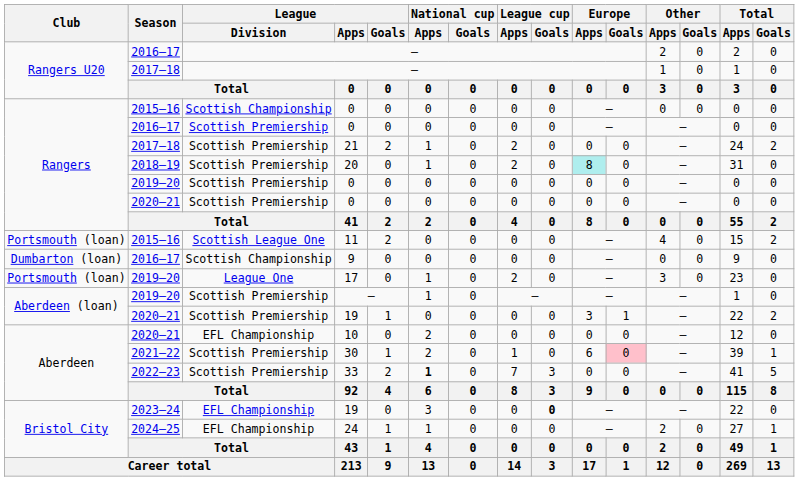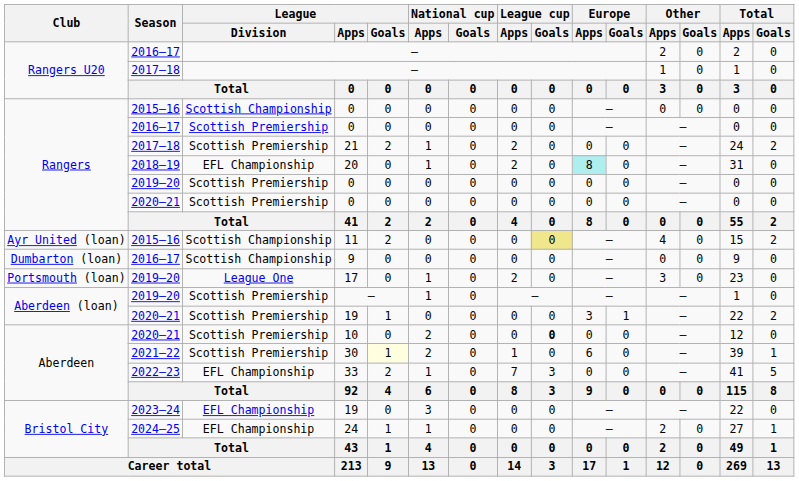(259, 165) Scottish Premiership -> (259, 165) EFL Championship
(66, 240) Portsmouth (loan) -> (66, 240) Ayr United (loan)
(259, 240) Scottish League One -> (259, 240) Scottish Championship
(552, 240) no background -> (552, 240) khaki background
(259, 334) EFL Championship -> (259, 334) Scottish Premiership
(552, 334) normal -> (552, 334) bold
(388, 353) no background -> (388, 353) lightyellow background
(626, 353) pink background -> (626, 353) no background
(259, 372) Scottish Premiership -> (259, 372) EFL Championship
(428, 372) bold -> (428, 372) normal
(552, 410) bold -> (552, 410) normal
